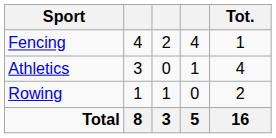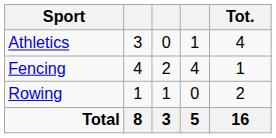rows swapped: (37, 42) <-> (39, 68)
